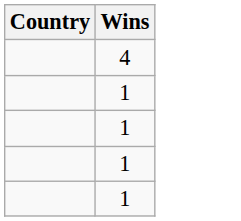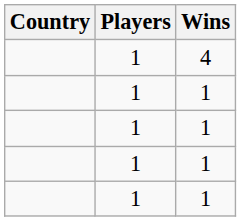+ column: (136, 22)
